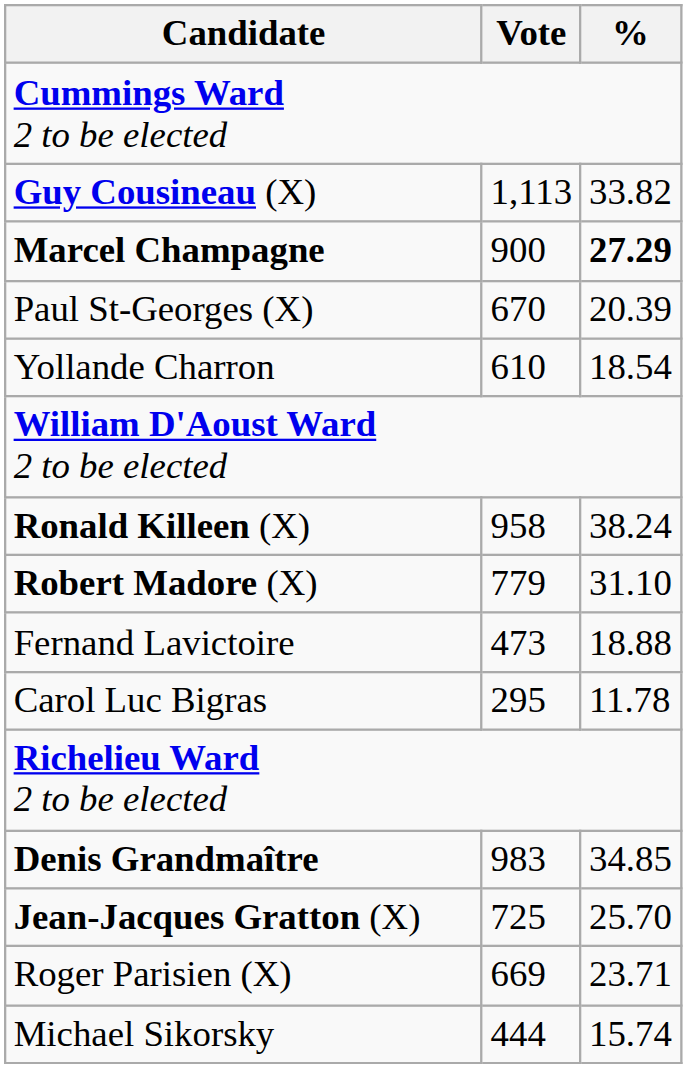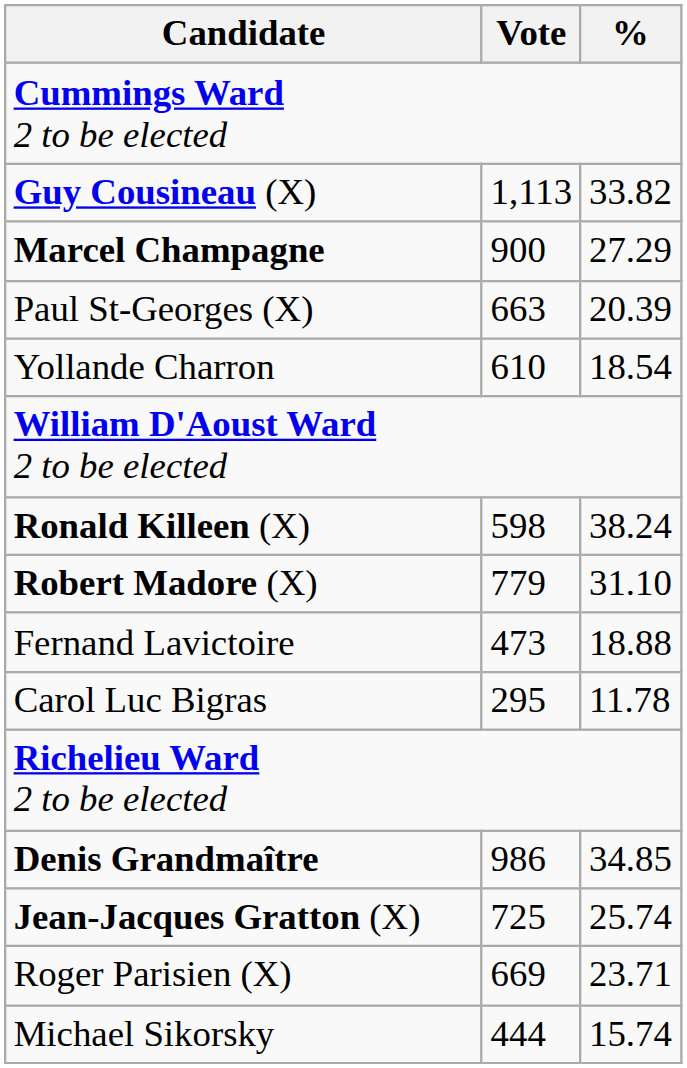(630, 250) bold -> (630, 250) normal
(518, 308) 670 -> (518, 308) 663
(518, 525) 958 -> (518, 525) 598
(518, 858) 983 -> (518, 858) 986
(630, 916) 25.70 -> (630, 916) 25.74
